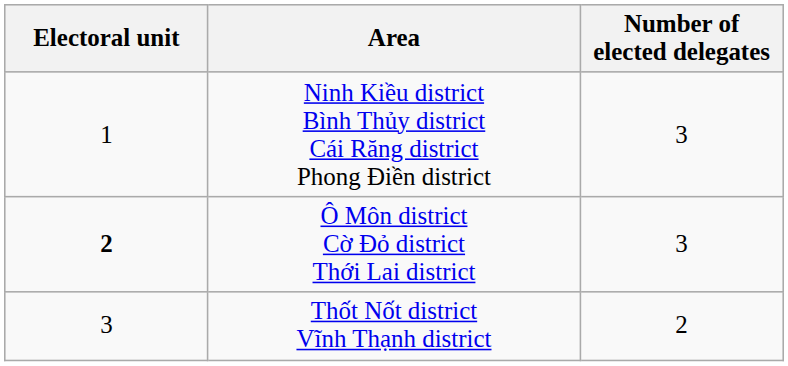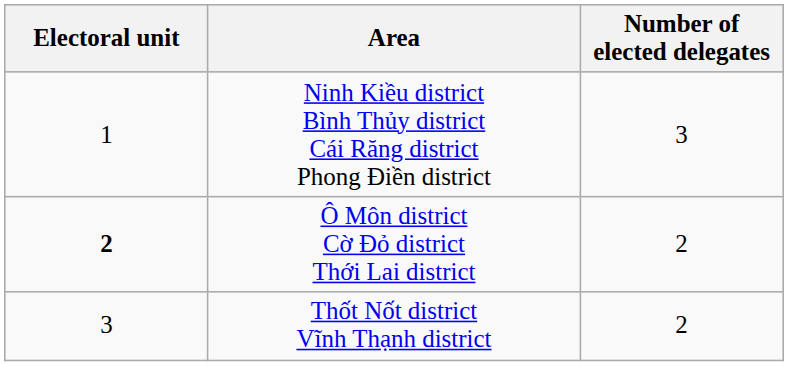(682, 243) 3 -> (682, 243) 2
